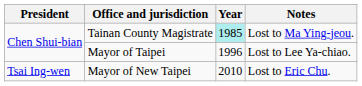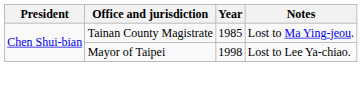(230, 33) paleturquoise background -> (230, 33) no background
(230, 52) 1996 -> (230, 52) 1998
- row: (139, 71)
